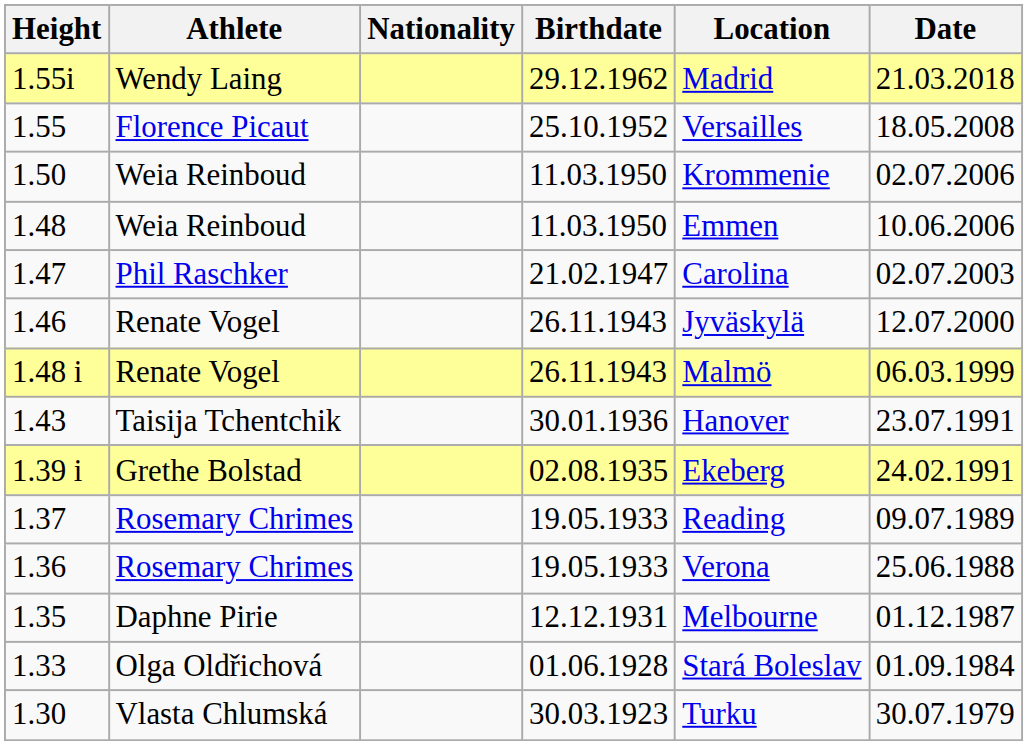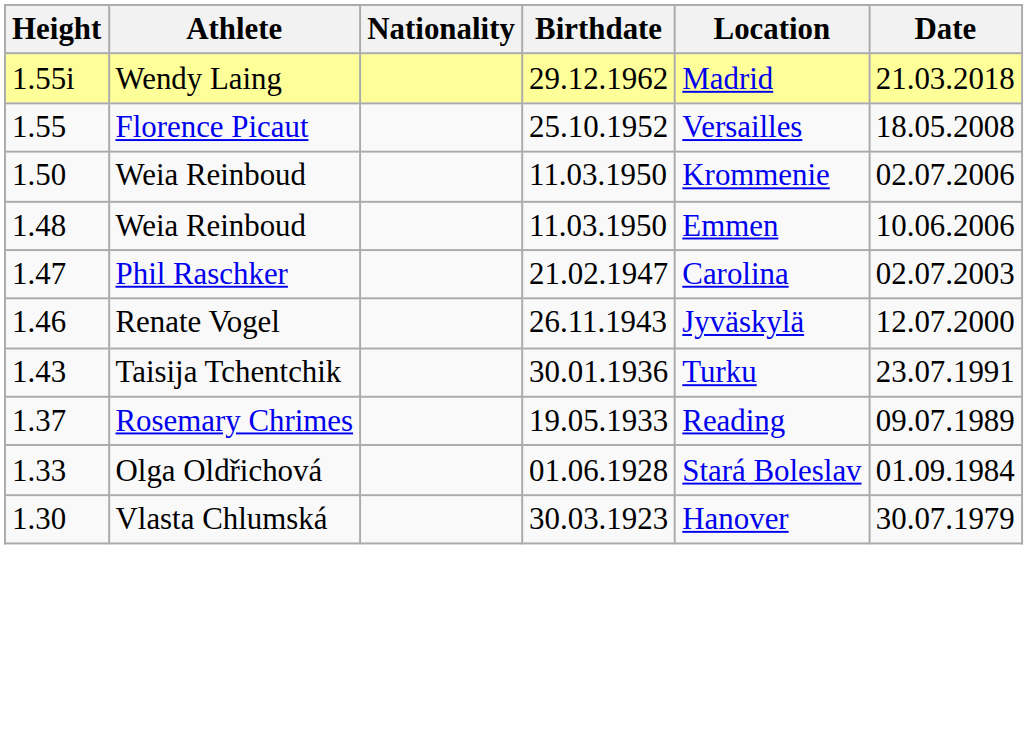- row: (47, 371)
(735, 420) Hanover -> (720, 371) Turku
- row: (47, 469)
- row: (39, 567)
- row: (39, 616)
(720, 714) Turku -> (735, 518) Hanover
